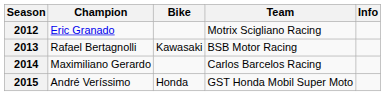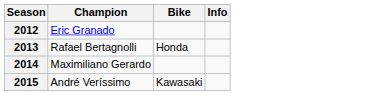- column: (280, 13)
(179, 47) Kawasaki -> (172, 47) Honda
(172, 82) Honda -> (179, 82) Kawasaki
